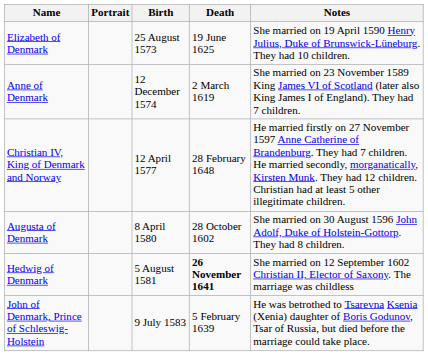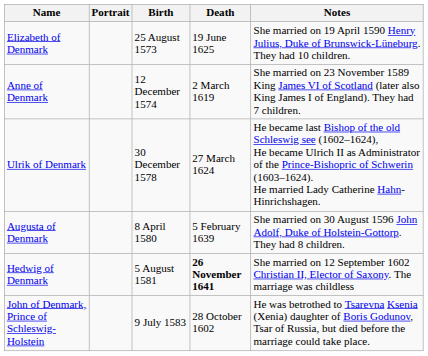- row: (46, 165)
+ row: (46, 165)
(217, 232) 28 October 1602 -> (216, 232) 5 February 1639
(216, 323) 5 February 1639 -> (217, 323) 28 October 1602
